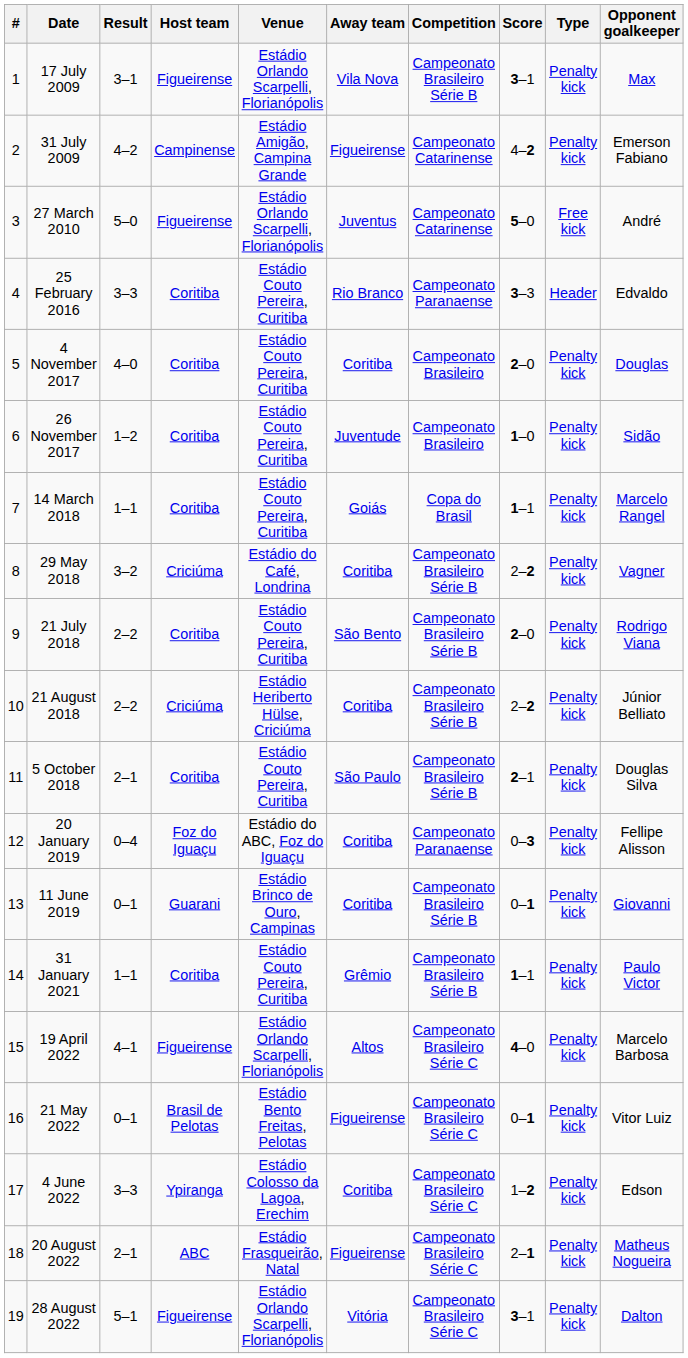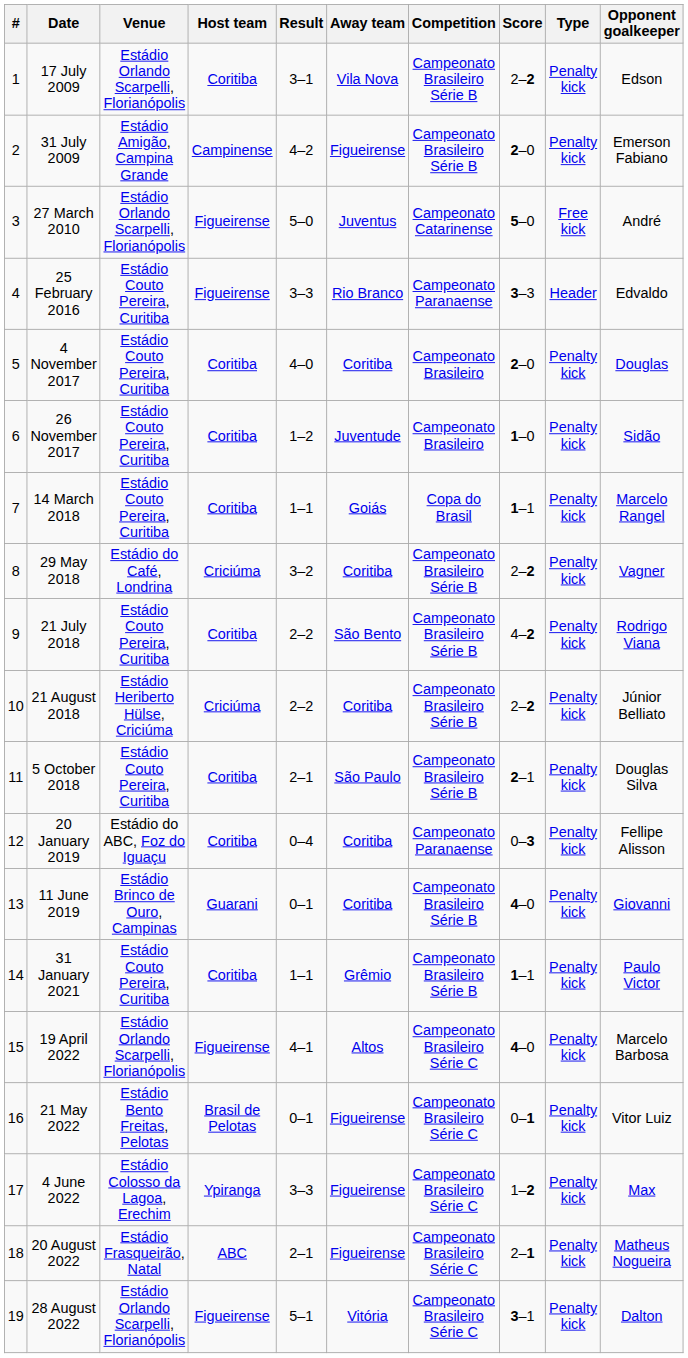columns swapped: (282, 24) <-> (126, 24)
(195, 79) Figueirense -> (232, 79) Coritiba
(522, 79) 3–1 -> (522, 79) 2–2
(642, 79) Max -> (642, 79) Edson
(454, 150) Campeonato Catarinense -> (454, 150) Campeonato Brasileiro Série B
(522, 150) 4–2 -> (522, 150) 2–0
(195, 293) Coritiba -> (232, 293) Figueirense
(522, 634) 2–0 -> (522, 634) 4–2
(195, 840) Foz do Iguaçu -> (232, 840) Coritiba
(522, 904) 0–1 -> (522, 904) 4–0
(368, 1189) Coritiba -> (368, 1189) Figueirense
(642, 1189) Edson -> (642, 1189) Max
